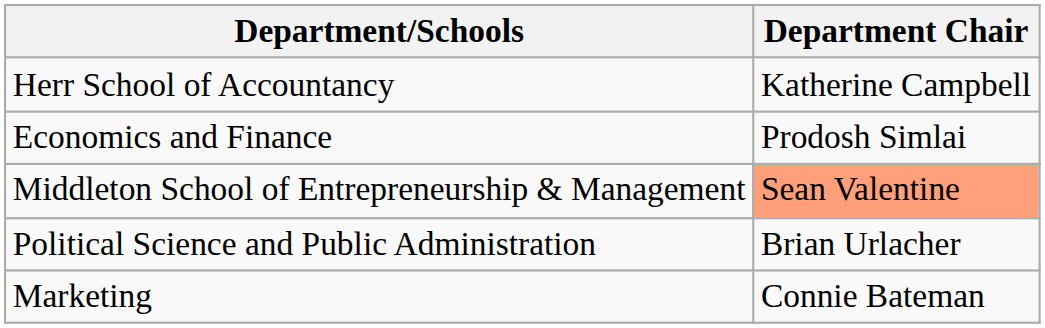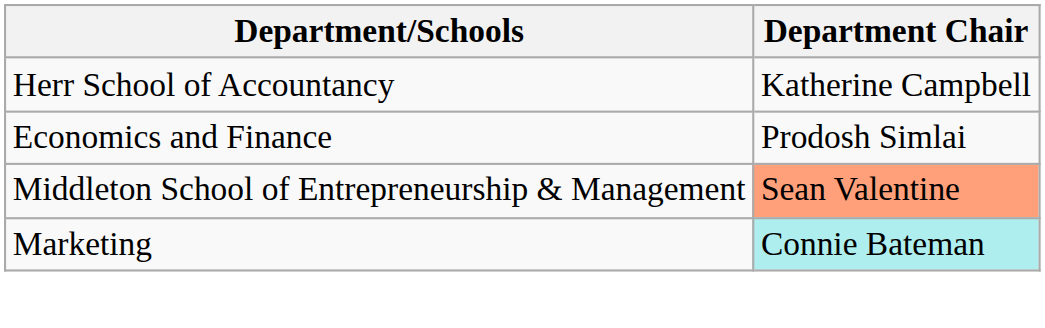- row: (304, 243)
(873, 296) no background -> (873, 243) paleturquoise background
